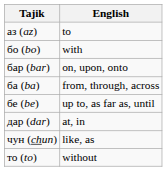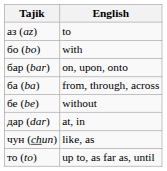(108, 103) up to, as far as, until -> (80, 103) without
(80, 157) without -> (108, 157) up to, as far as, until
